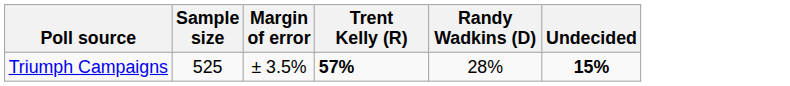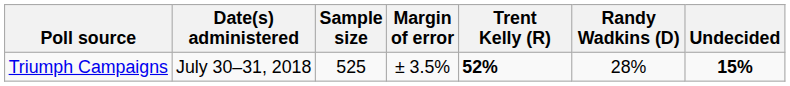+ column: (244, 28)
(337, 66) 57% -> (480, 66) 52%
